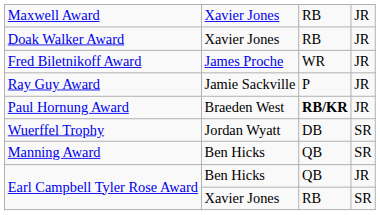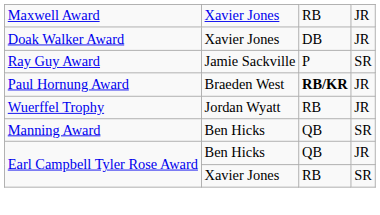(312, 38) RB -> (312, 38) DB
- row: (75, 61)
(362, 84) JR -> (363, 61) SR
(312, 130) DB -> (312, 107) RB
(363, 130) SR -> (362, 107) JR
